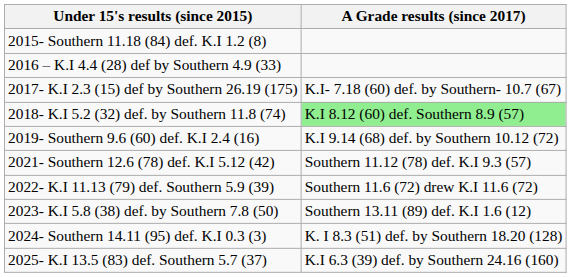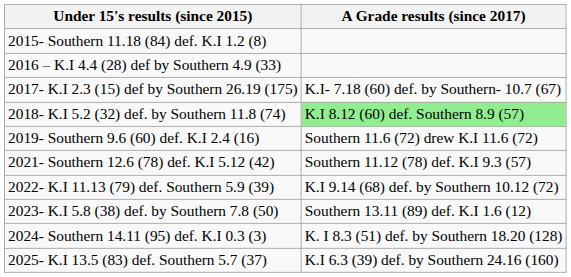(432, 138) K.I 9.14 (68) def. by Southern 10.12 (72) -> (421, 138) Southern 11.6 (72) drew K.I 11.6 (72)
(421, 187) Southern 11.6 (72) drew K.I 11.6 (72) -> (432, 187) K.I 9.14 (68) def. by Southern 10.12 (72)
